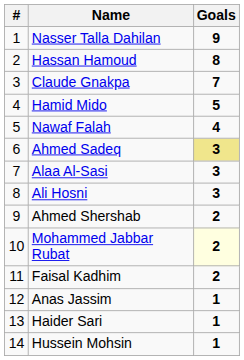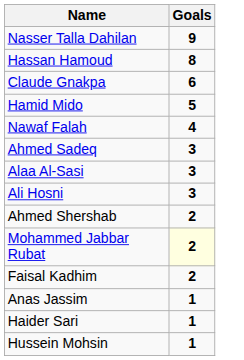- column: (16, 15)
(216, 82) 7 -> (192, 82) 6
(216, 149) khaki background -> (192, 149) no background
